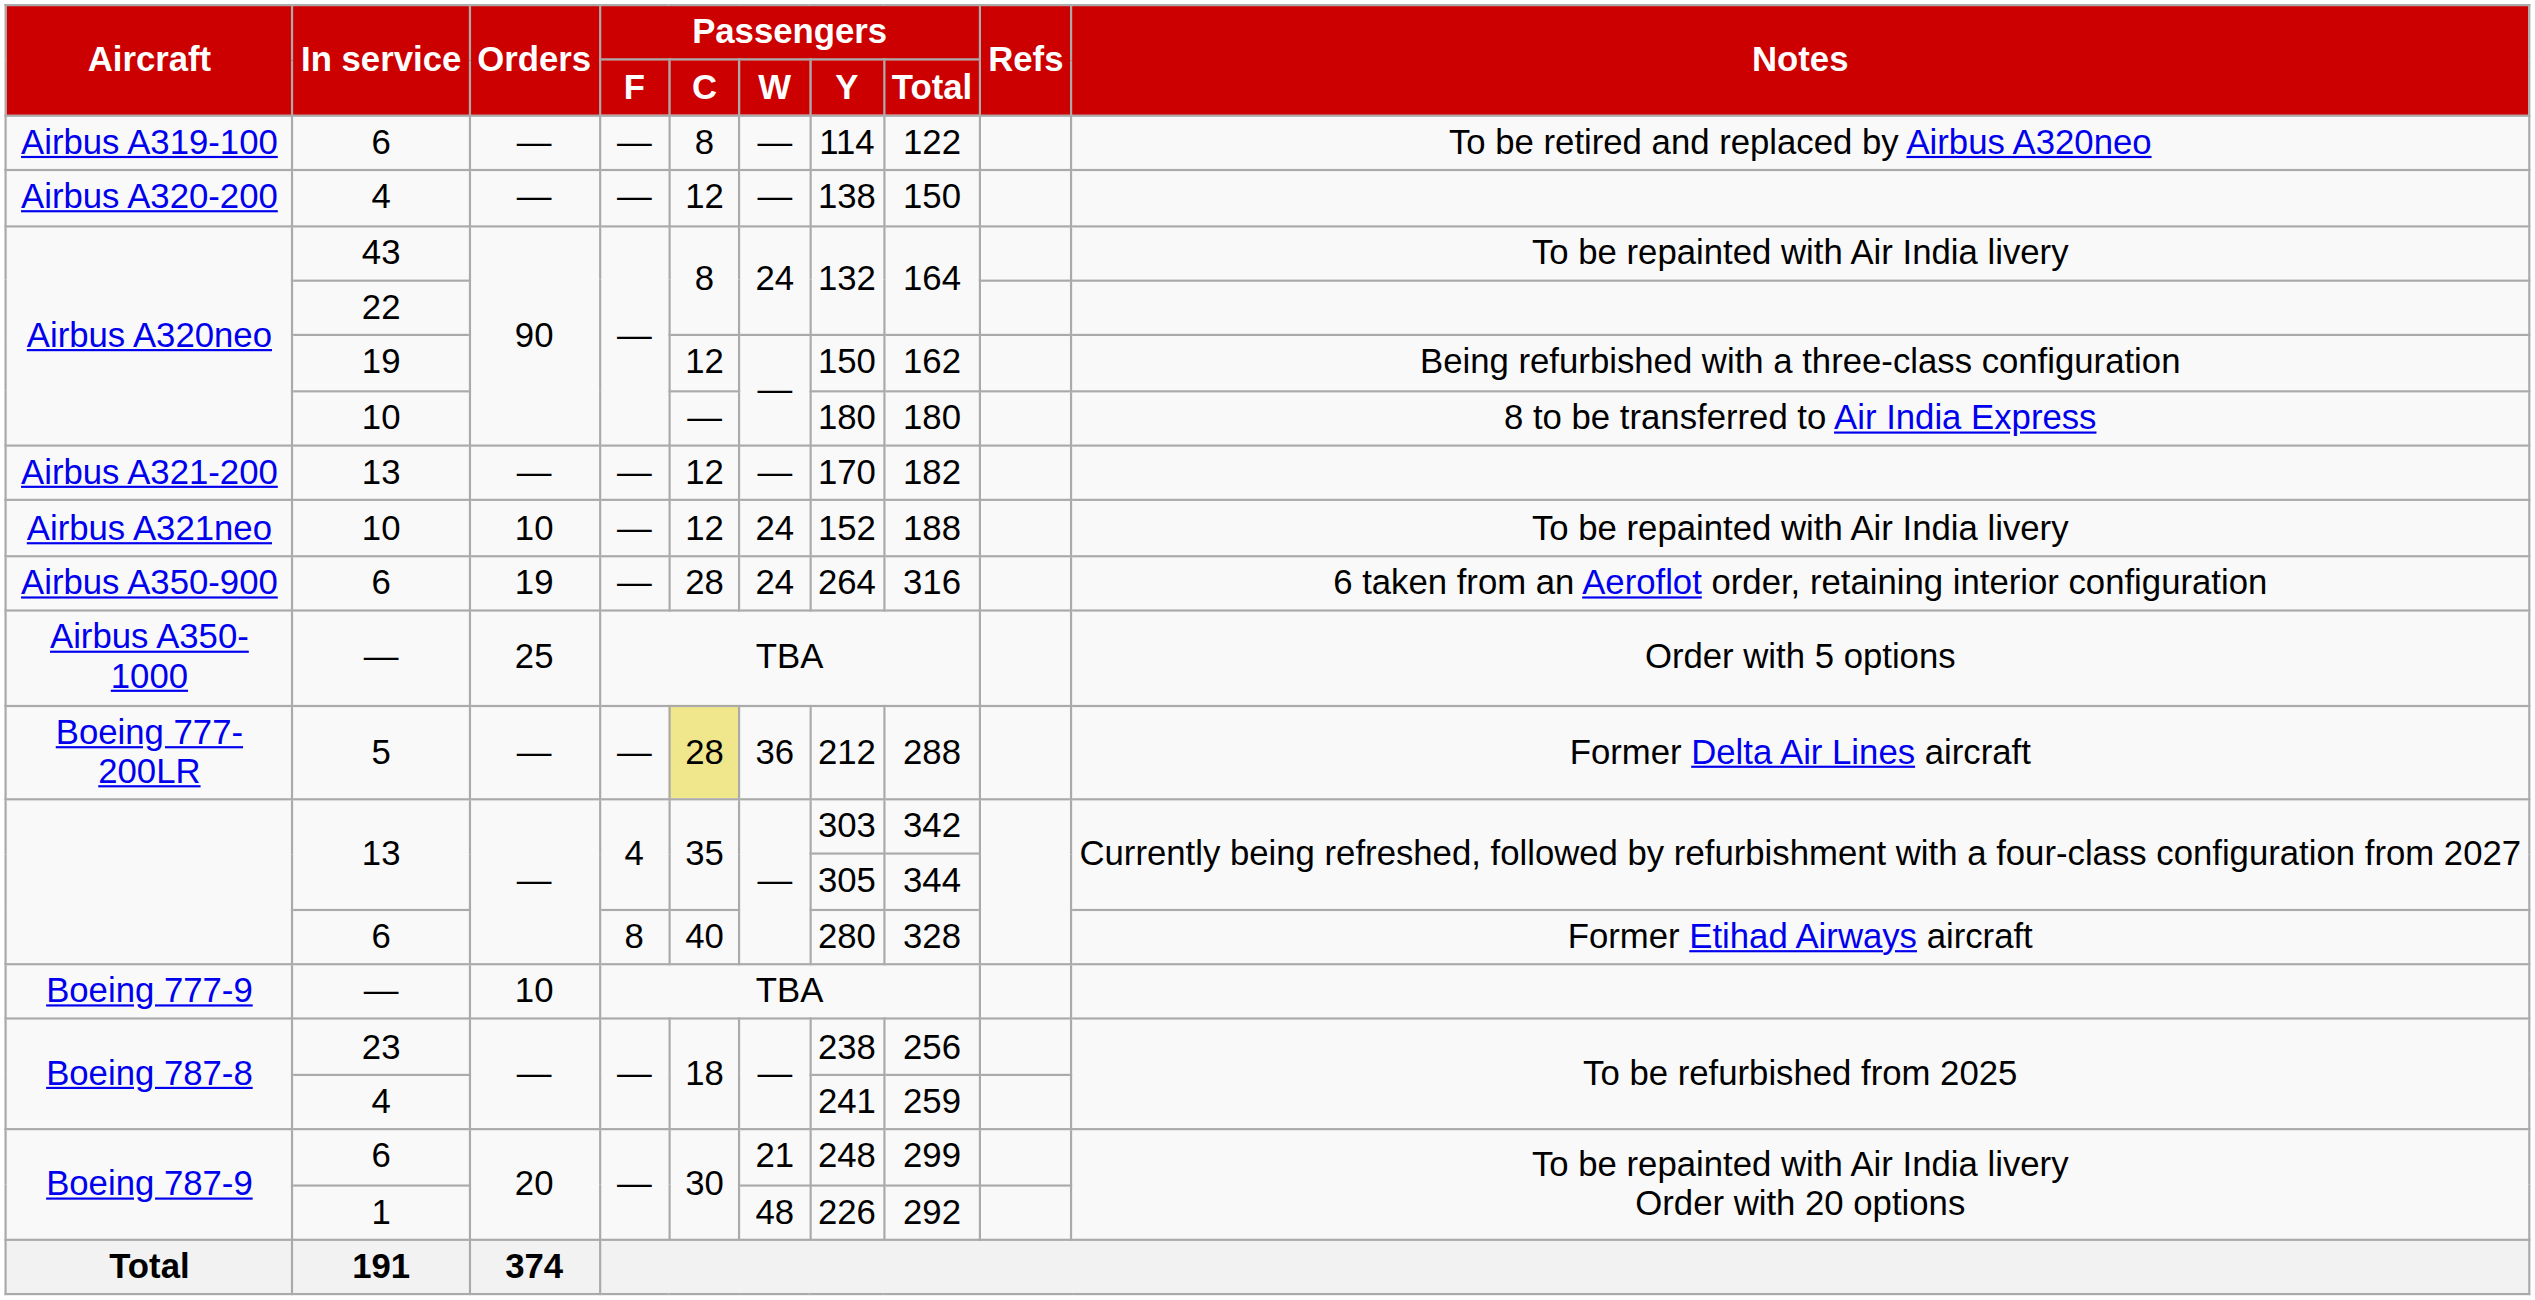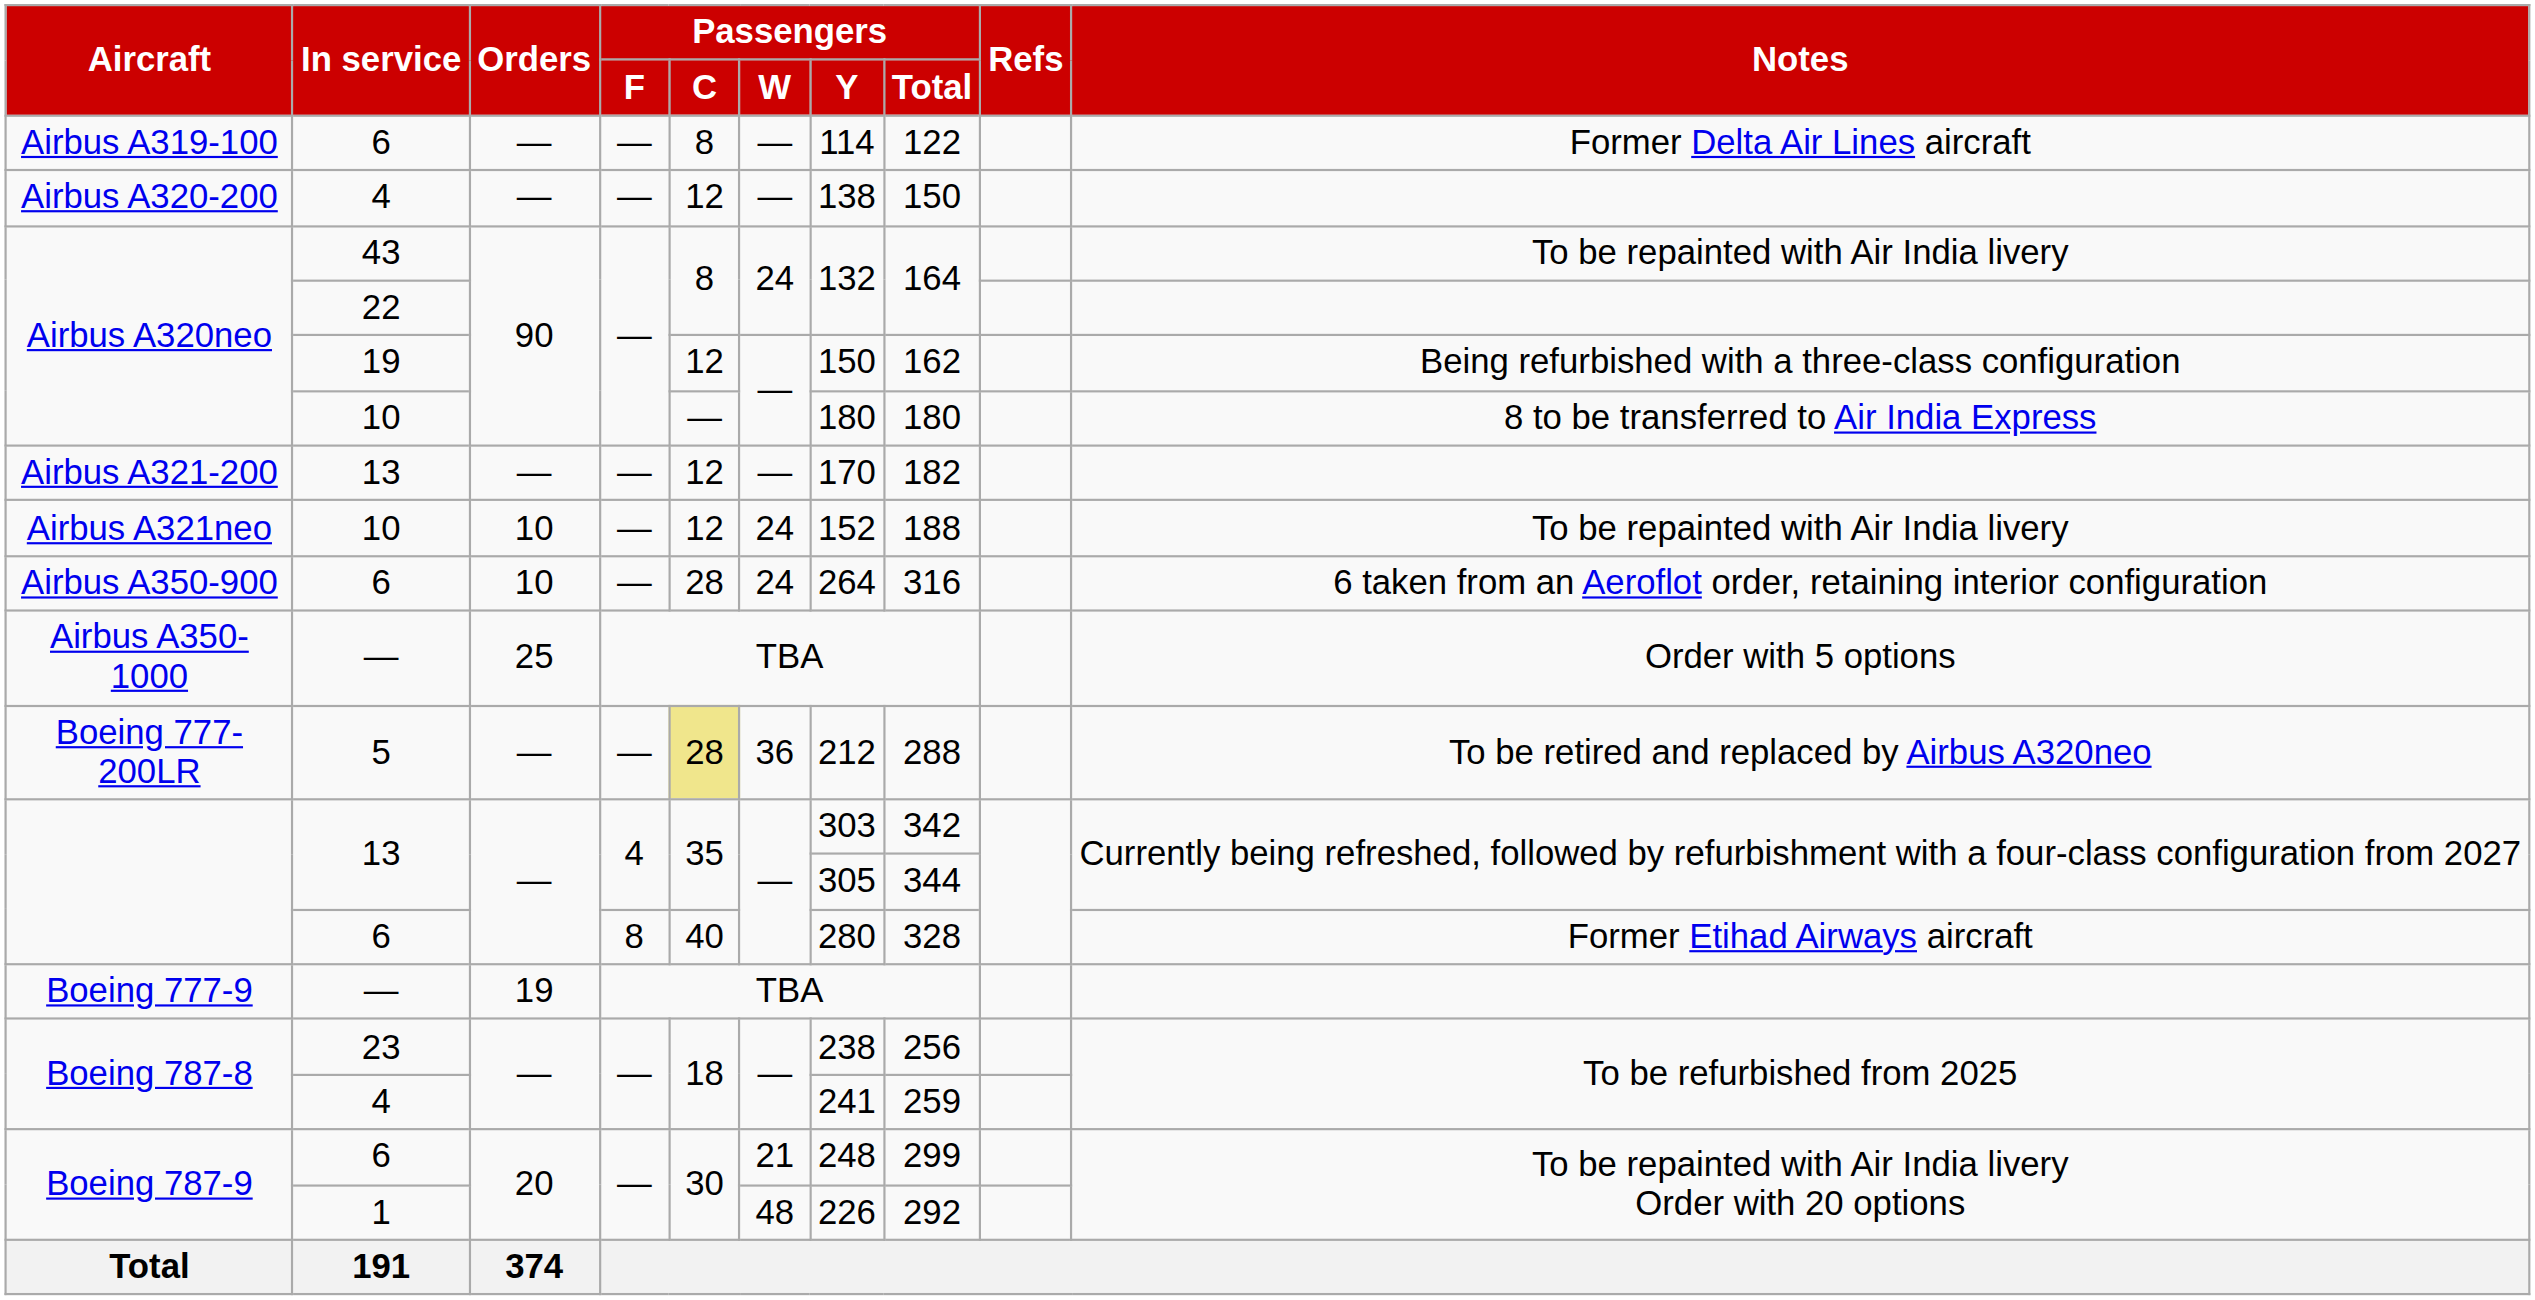(1800, 142) To be retired and replaced by Airbus A320neo -> (1800, 142) Former Delta Air Lines aircraft
(534, 582) 19 -> (534, 582) 10
(1800, 751) Former Delta Air Lines aircraft -> (1800, 751) To be retired and replaced by Airbus A320neo
(534, 991) 10 -> (534, 991) 19
